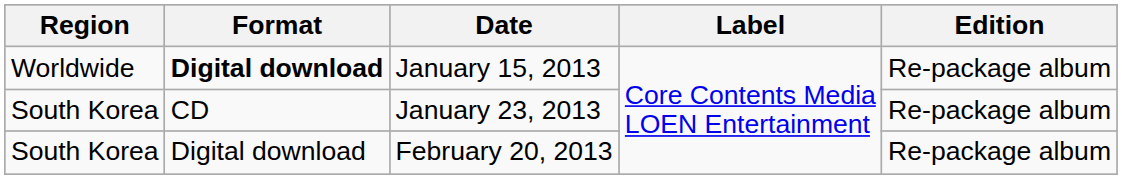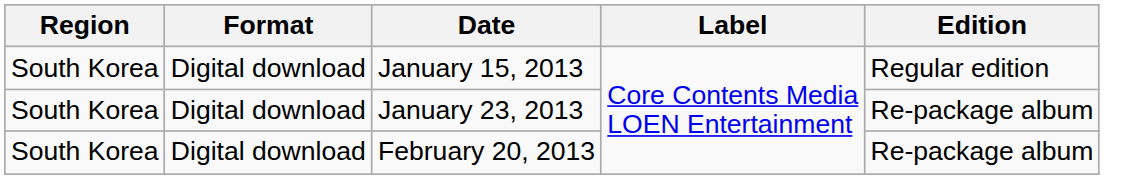(73, 67) Worldwide -> (85, 67) South Korea
(277, 67) bold -> (268, 67) normal
(1000, 67) Re-package album -> (960, 67) Regular edition
(190, 109) CD -> (268, 109) Digital download
